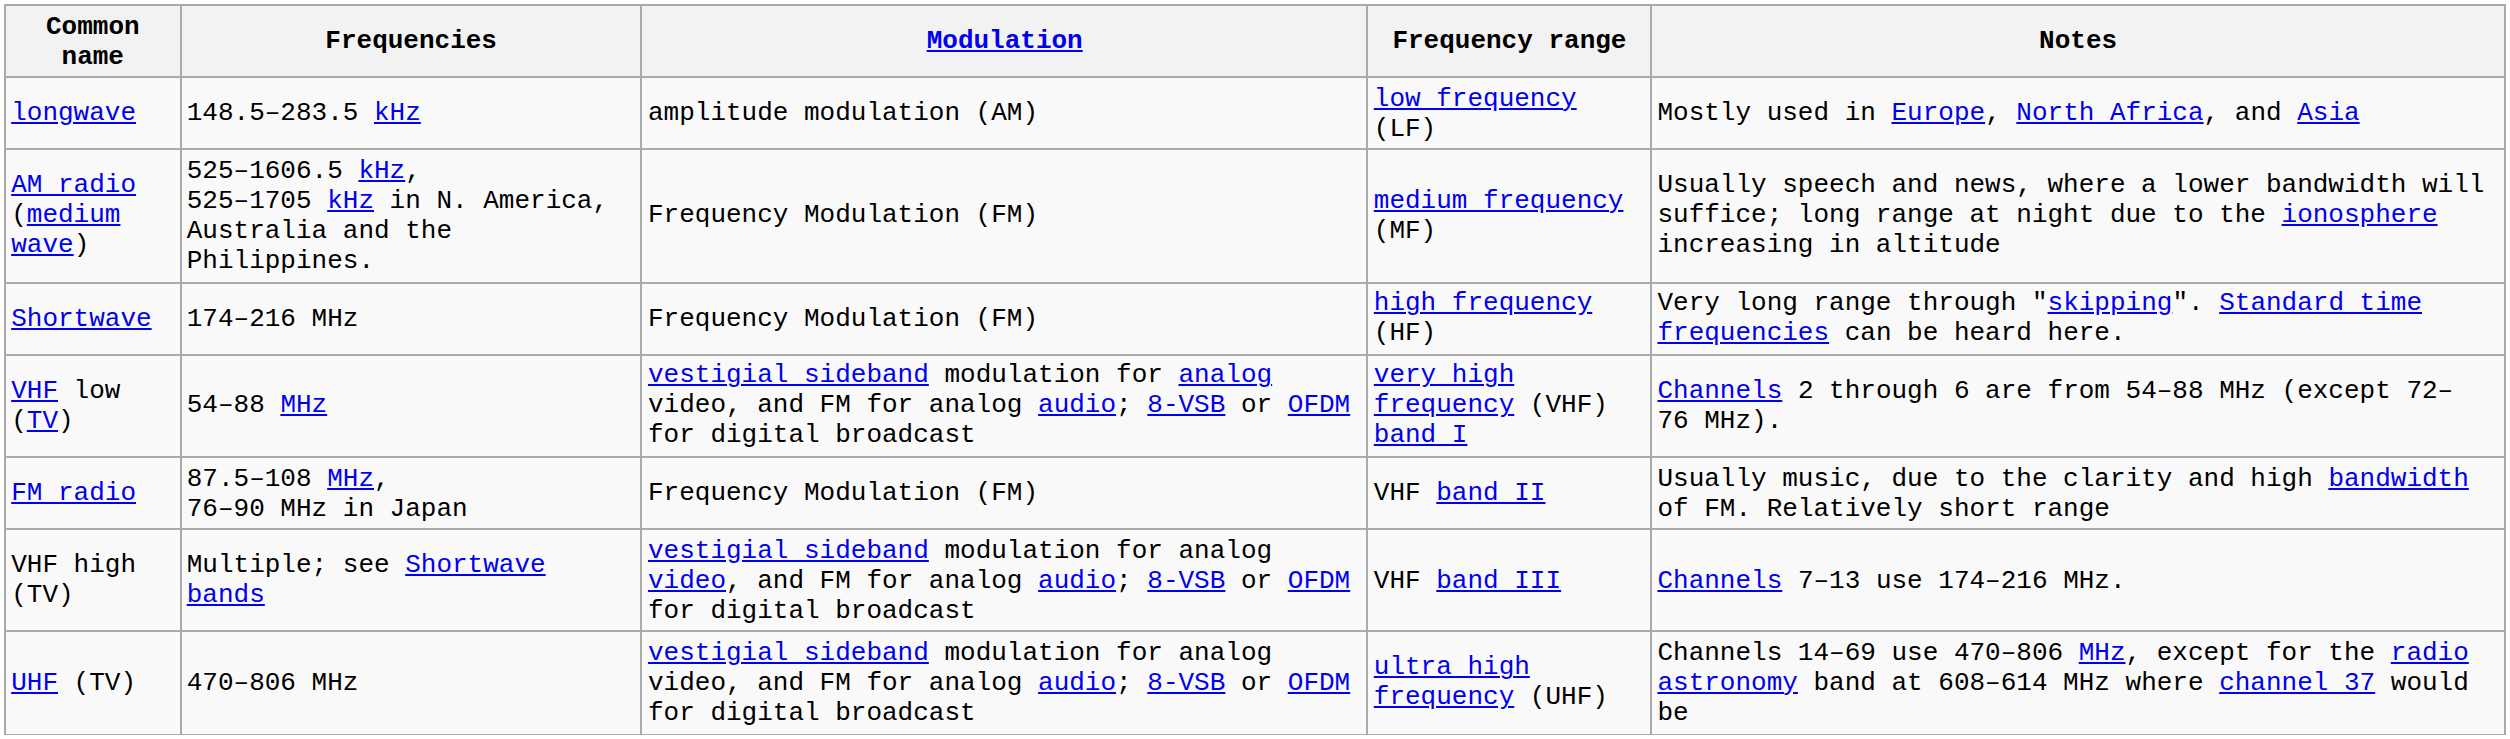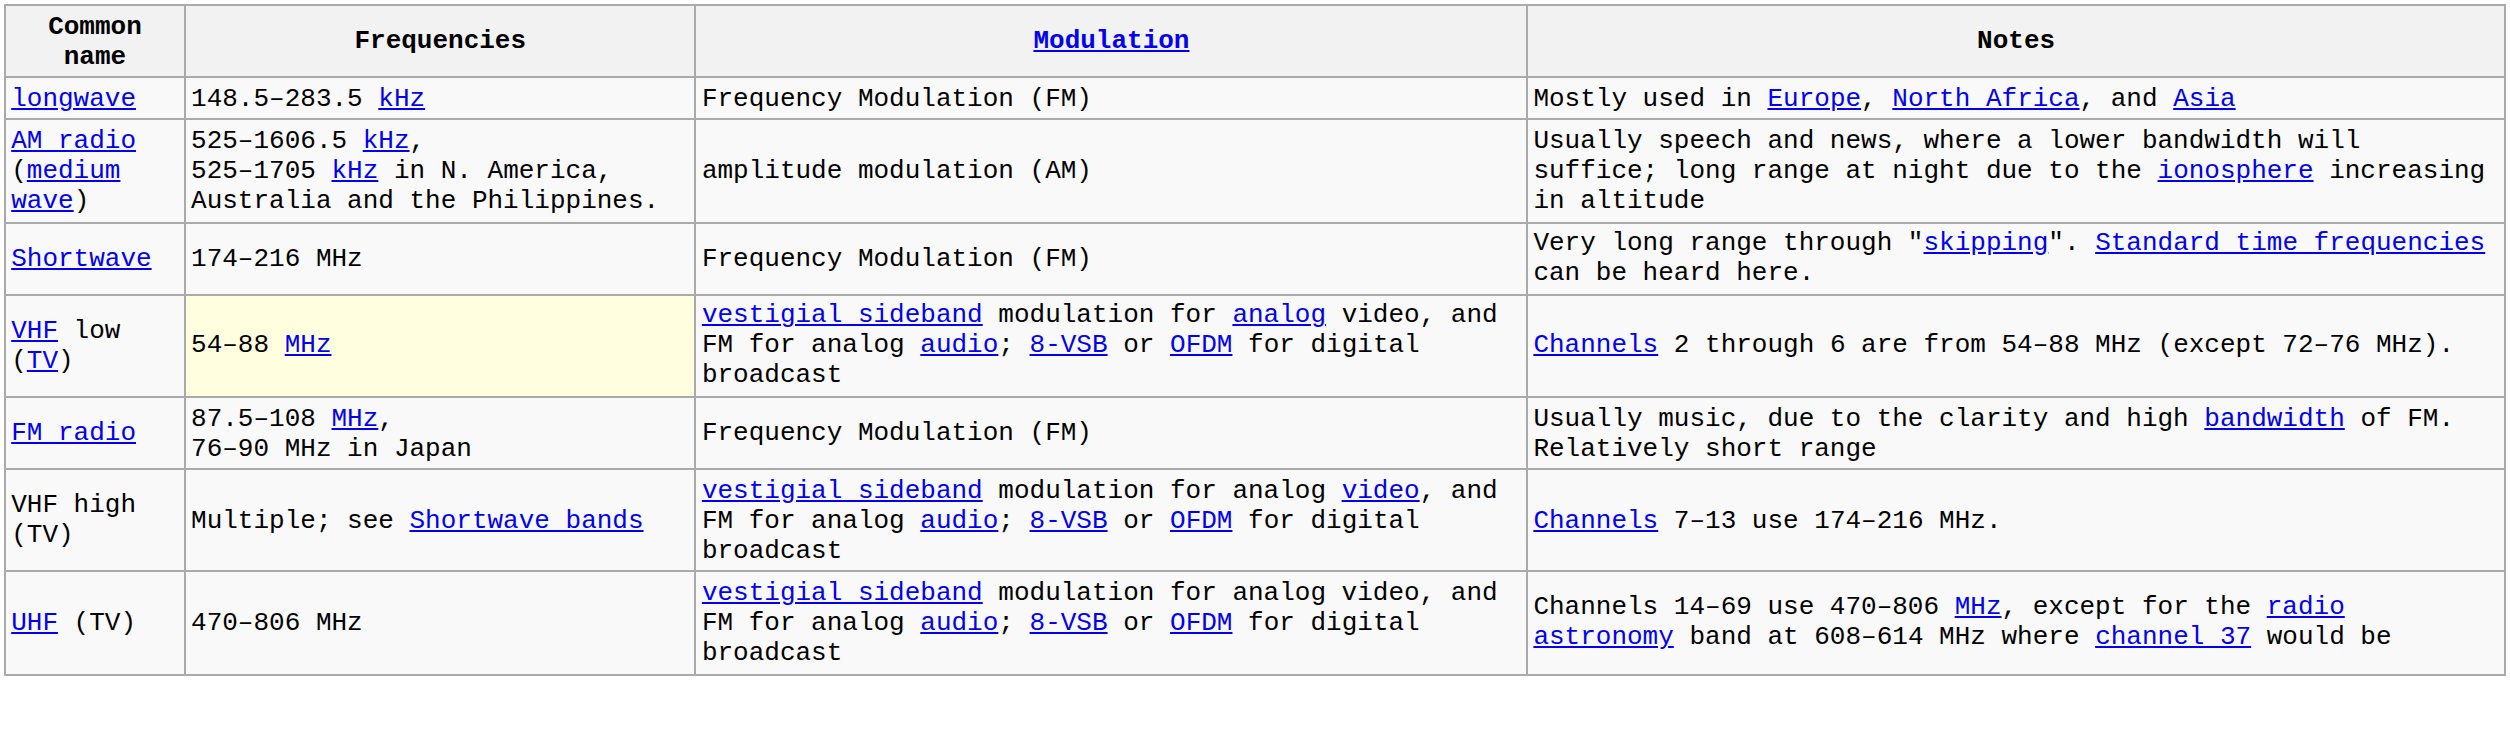- column: (1509, 41)
(843, 114) amplitude modulation (AM) -> (897, 99) Frequency Modulation (FM)
(843, 216) Frequency Modulation (FM) -> (897, 171) amplitude modulation (AM)
(257, 406) no background -> (261, 346) lightyellow background
